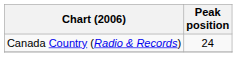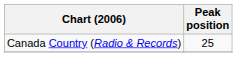(208, 43) 24 -> (208, 43) 25
